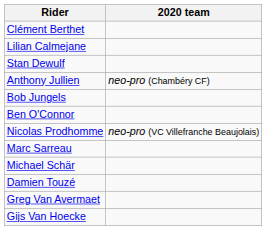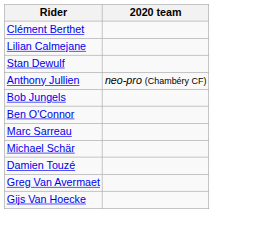- row: (55, 132)
